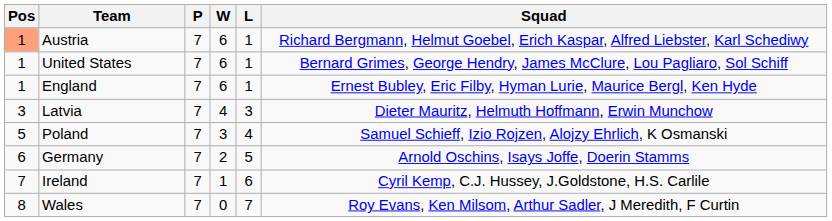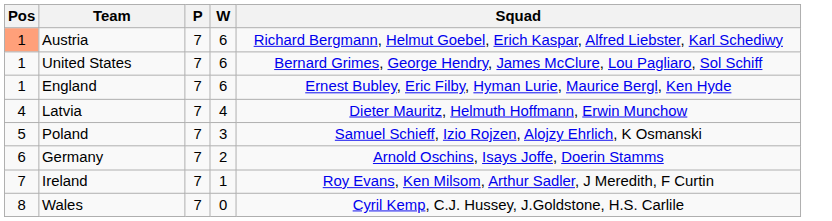- column: (249, 16)
(22, 110) 3 -> (22, 110) 4
(544, 181) Cyril Kemp, C.J. Hussey, J.Goldstone, H.S. Carlile -> (518, 181) Roy Evans, Ken Milsom, Arthur Sadler, J Meredith, F Curtin
(544, 205) Roy Evans, Ken Milsom, Arthur Sadler, J Meredith, F Curtin -> (518, 205) Cyril Kemp, C.J. Hussey, J.Goldstone, H.S. Carlile
